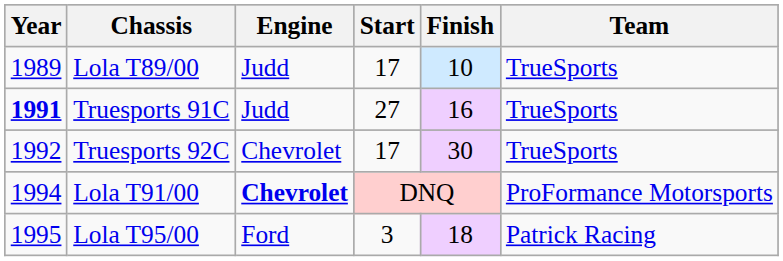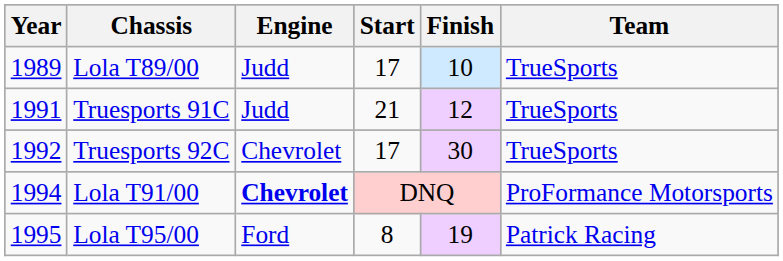(36, 109) bold -> (36, 109) normal
(387, 109) 27 -> (387, 109) 21
(460, 109) 16 -> (460, 109) 12
(387, 234) 3 -> (387, 234) 8
(460, 234) 18 -> (460, 234) 19
